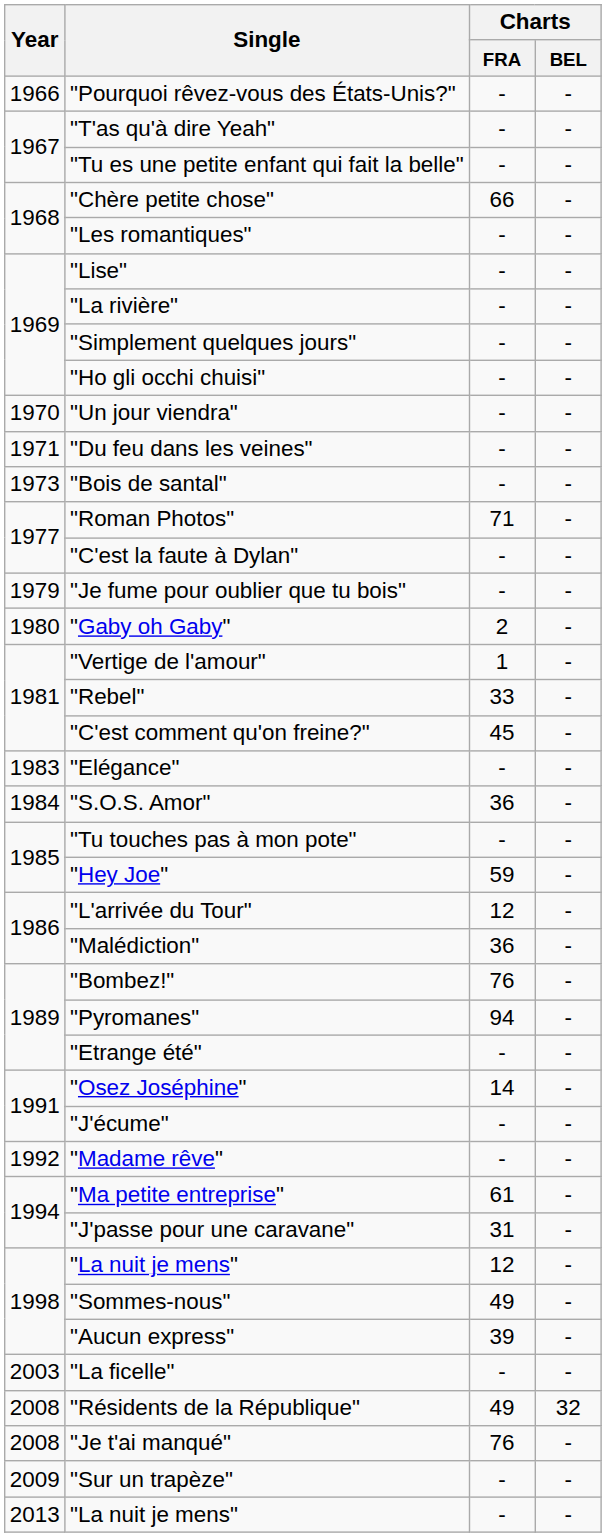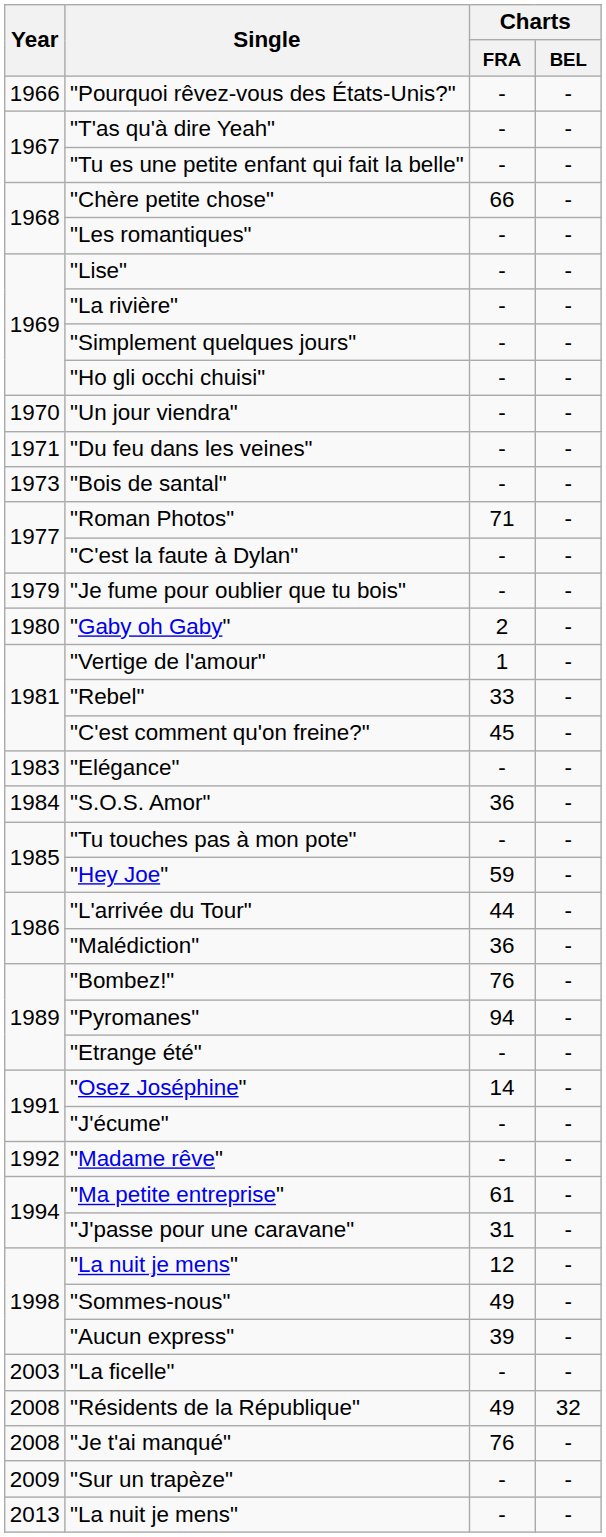(502, 910) 12 -> (502, 910) 44
